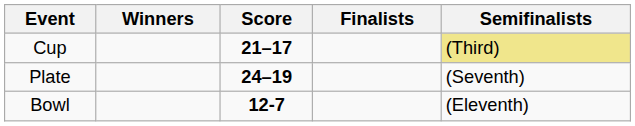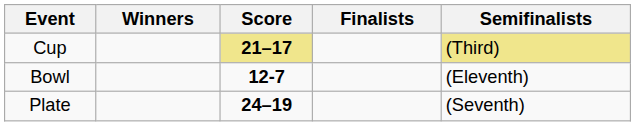(267, 47) no background -> (267, 47) khaki background
rows swapped: (50, 76) <-> (50, 105)
